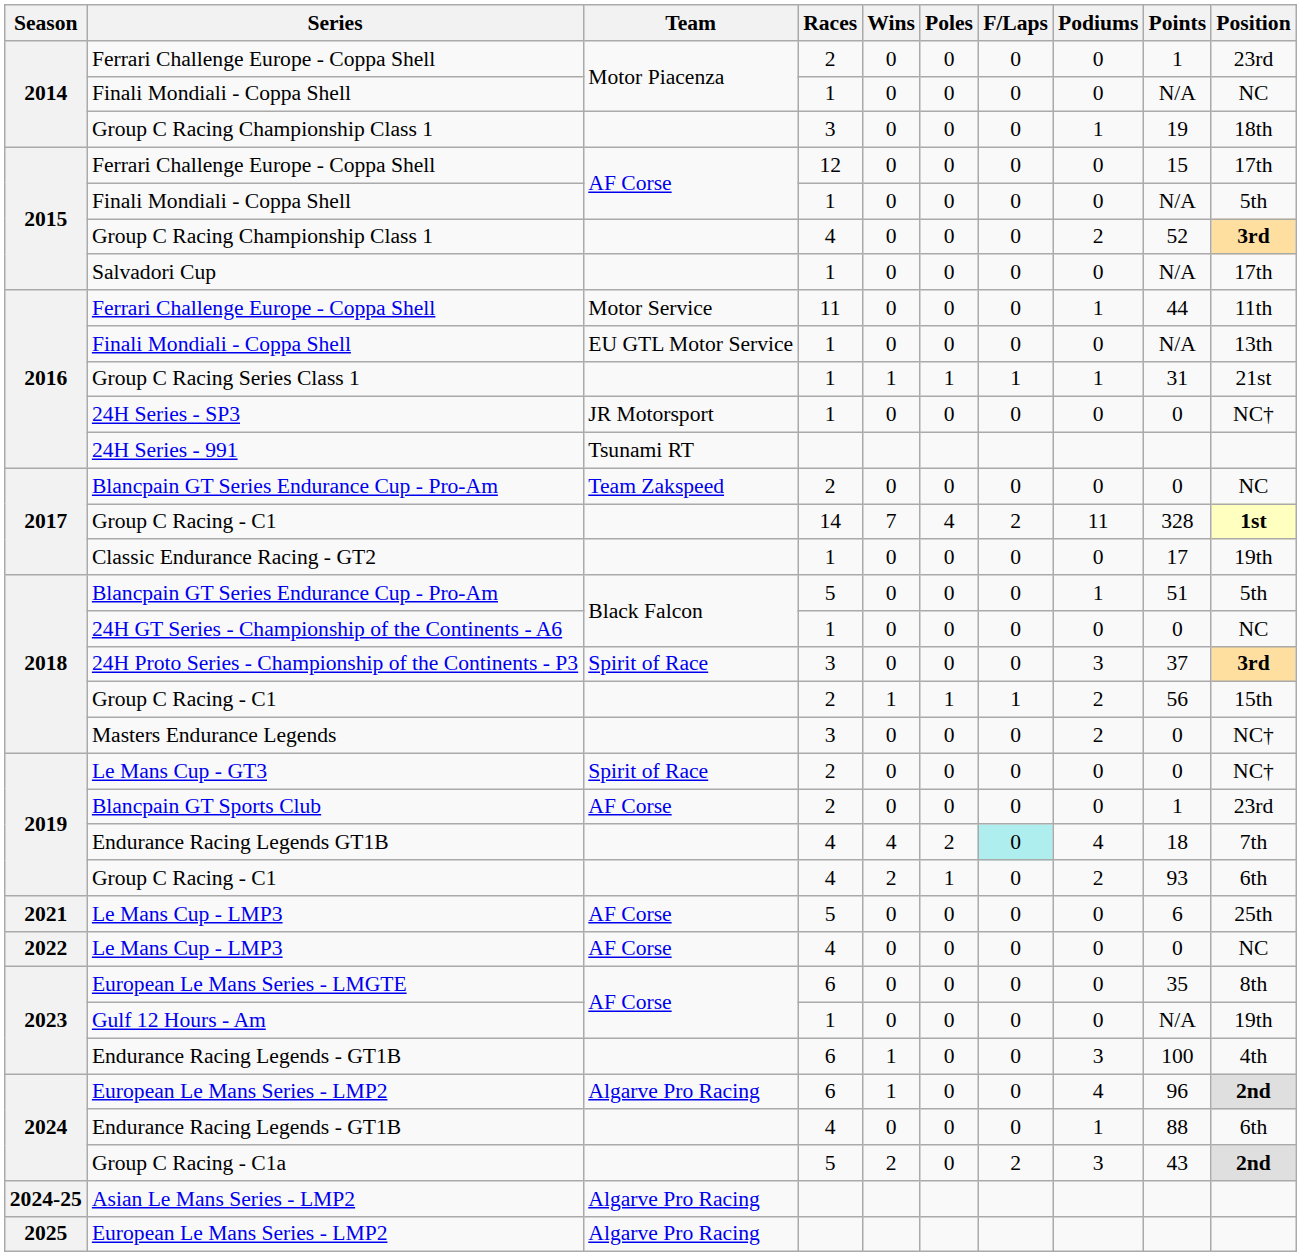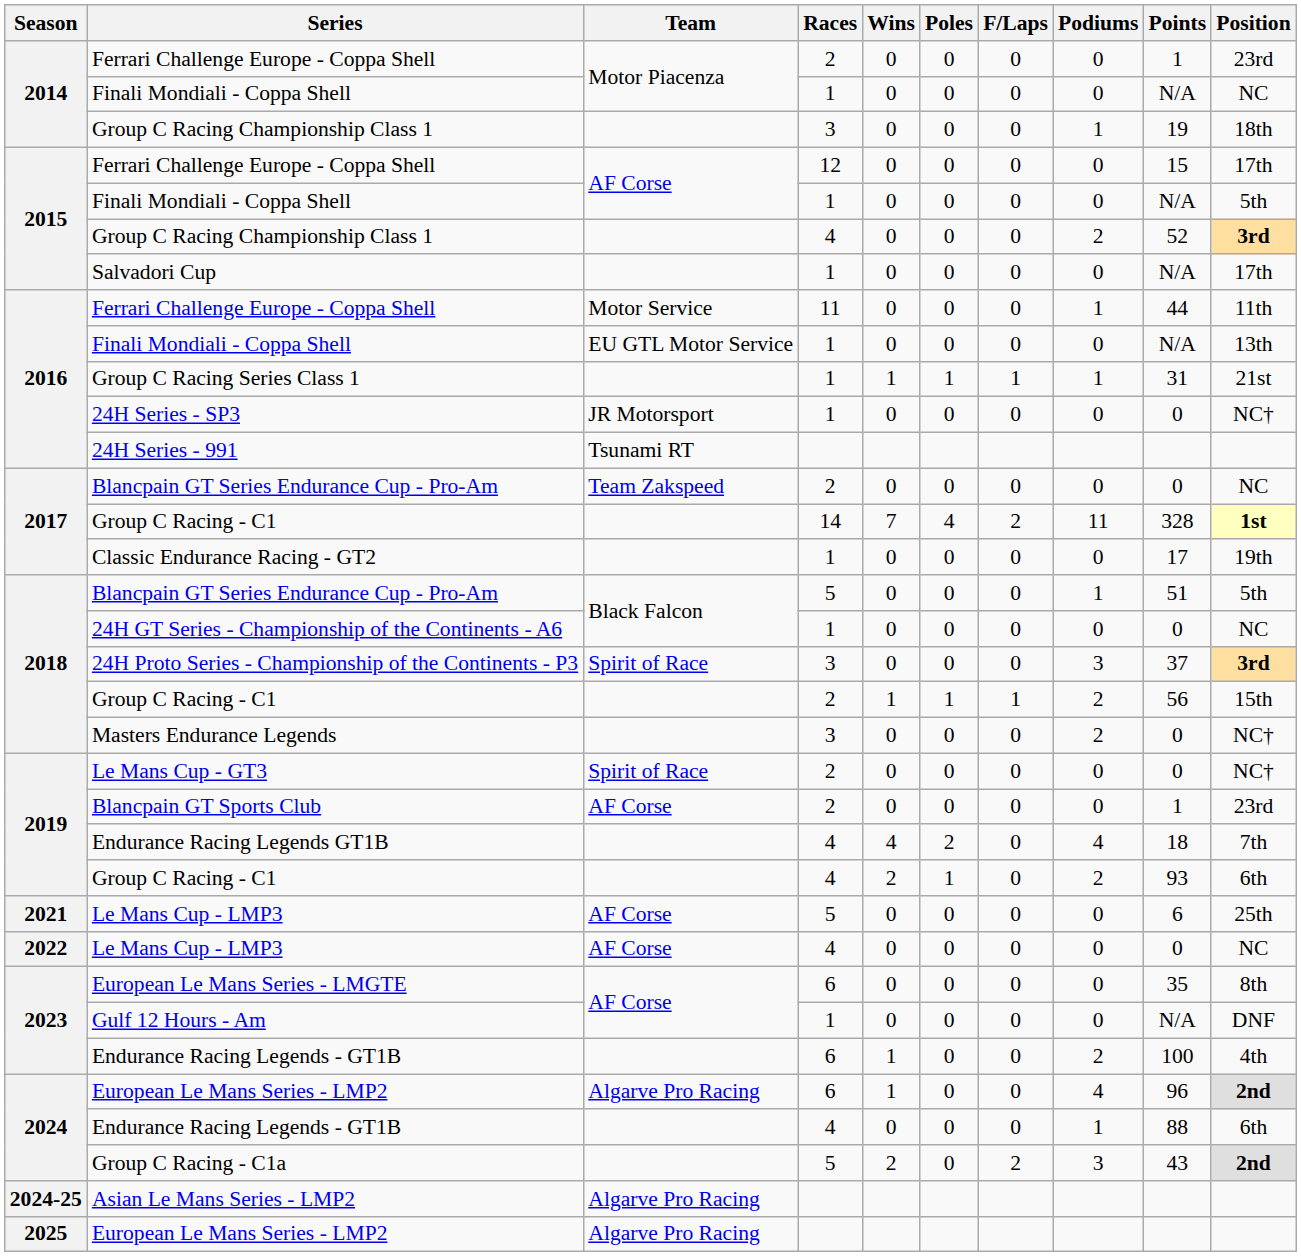(1016, 842) paleturquoise background -> (1016, 842) no background
(1253, 1020) 19th -> (1253, 1020) DNF
(1098, 1055) 3 -> (1098, 1055) 2
